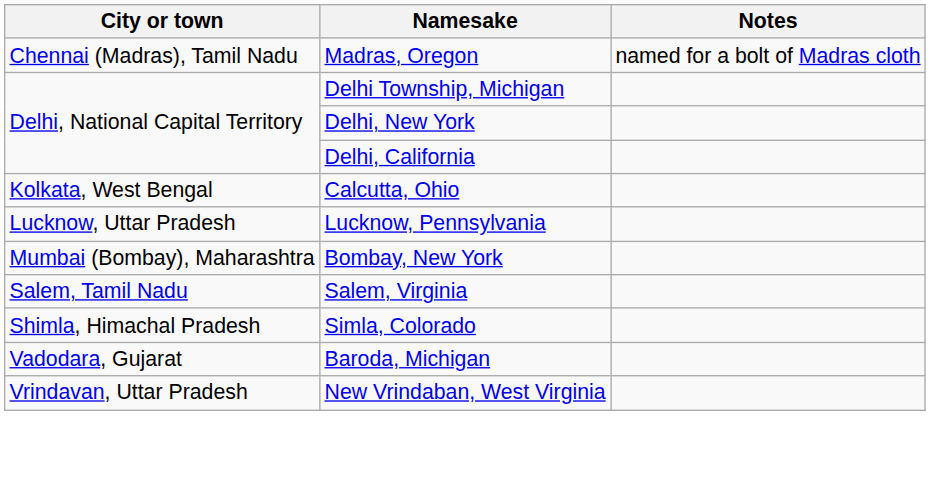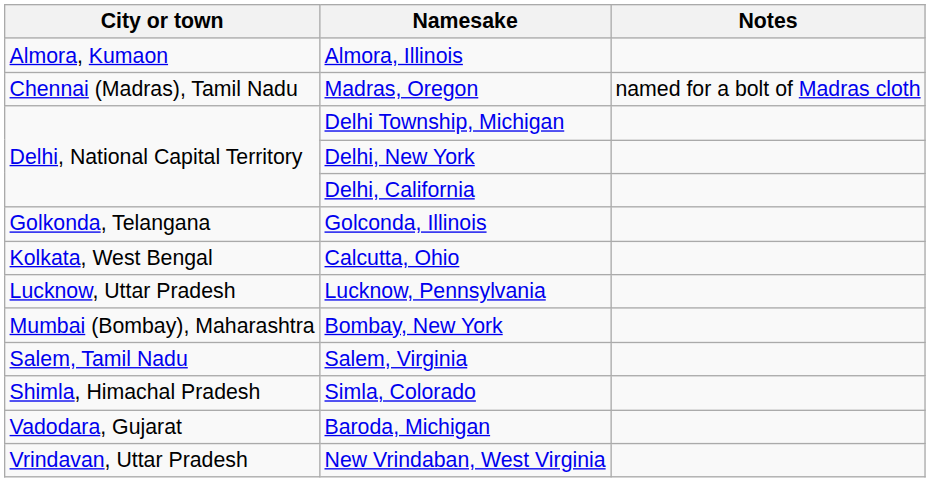+ row: (394, 55)
+ row: (406, 223)
